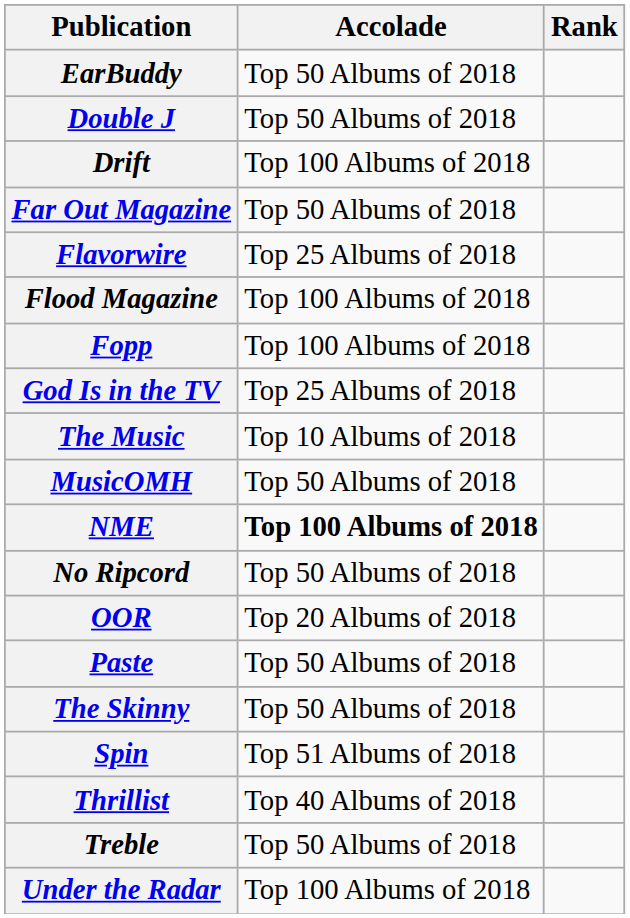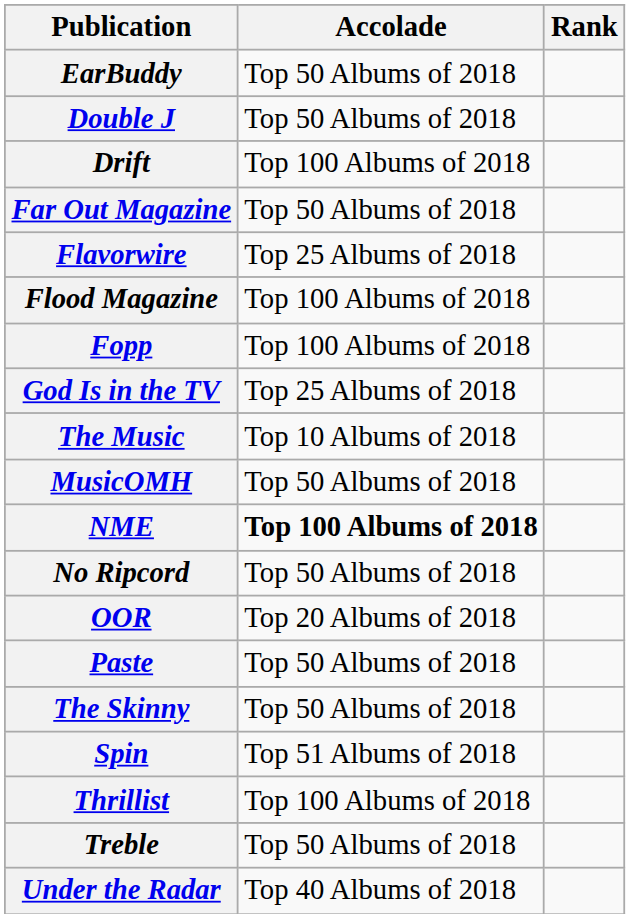(380, 799) Top 40 Albums of 2018 -> (387, 799) Top 100 Albums of 2018
(387, 890) Top 100 Albums of 2018 -> (380, 890) Top 40 Albums of 2018
